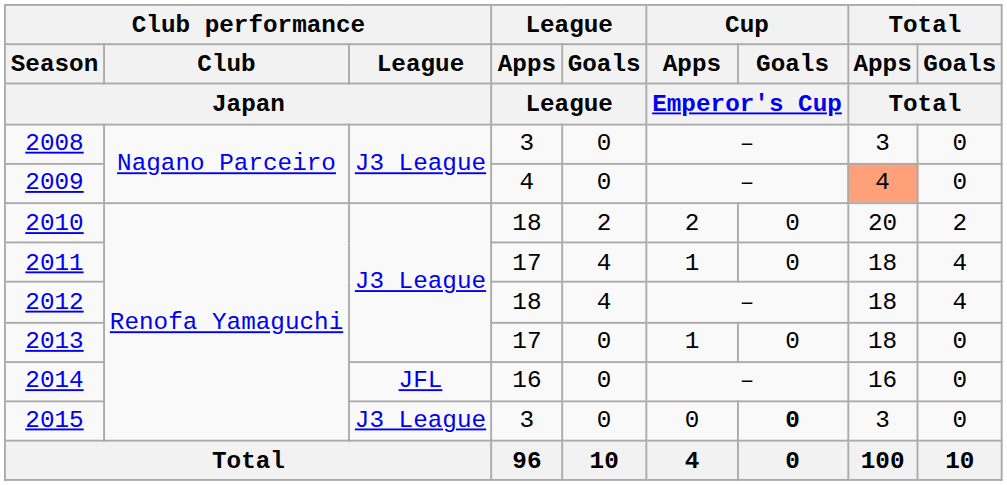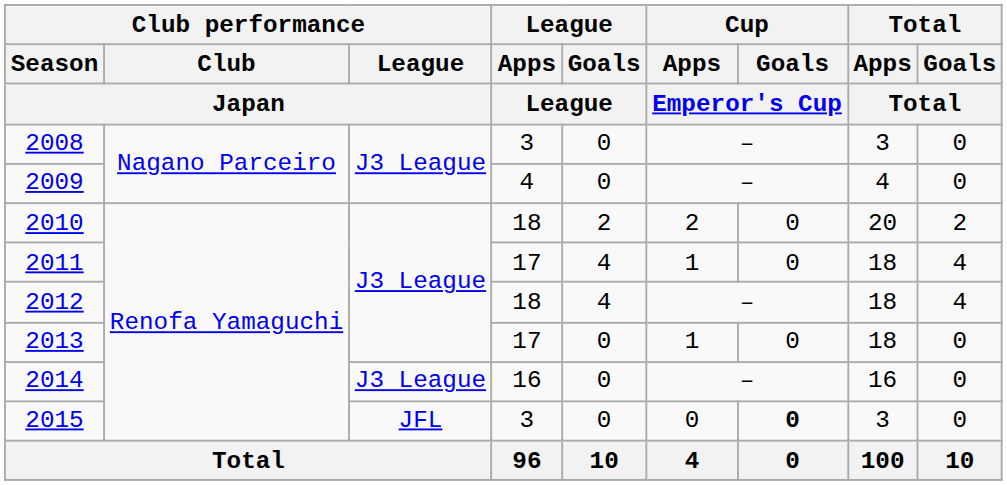(883, 183) lightsalmon background -> (883, 183) no background
(420, 381) JFL -> (420, 381) J3 League
(420, 421) J3 League -> (420, 421) JFL
